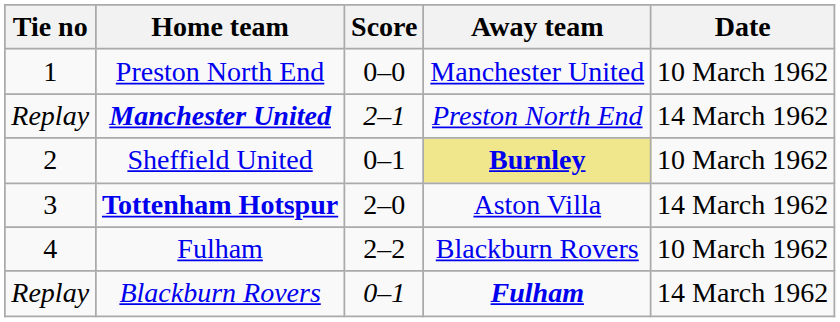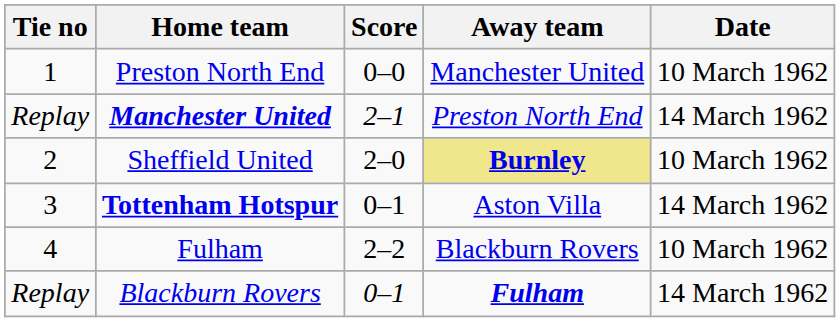(384, 159) 0–1 -> (384, 159) 2–0
(384, 204) 2–0 -> (384, 204) 0–1
